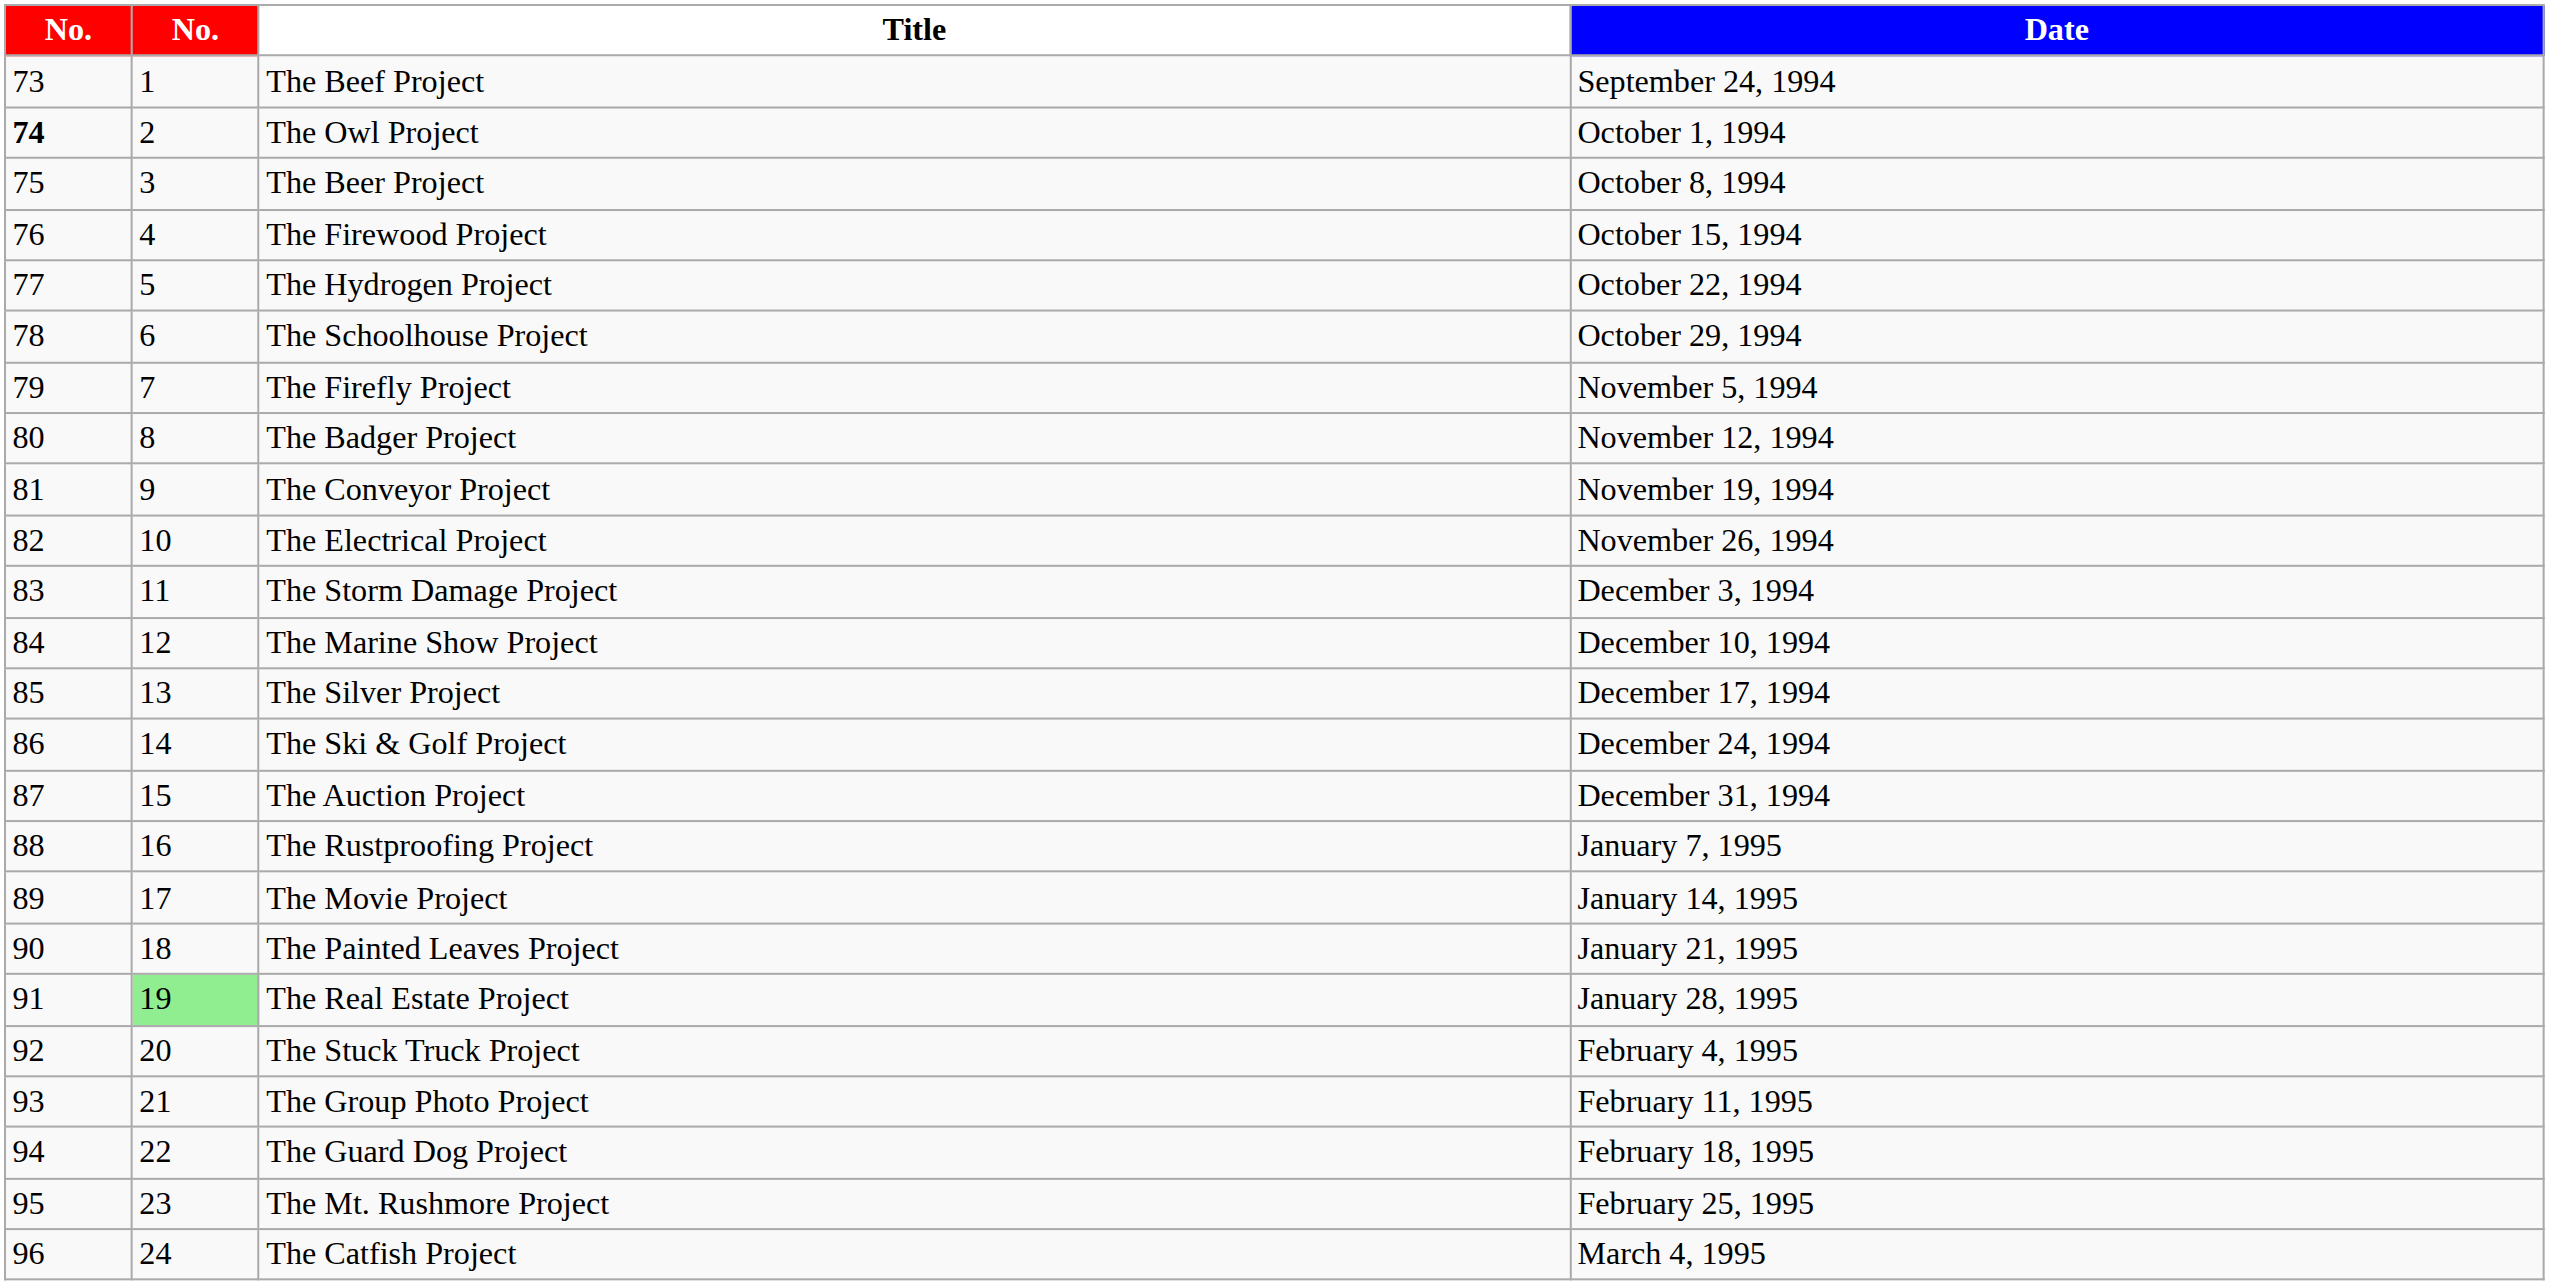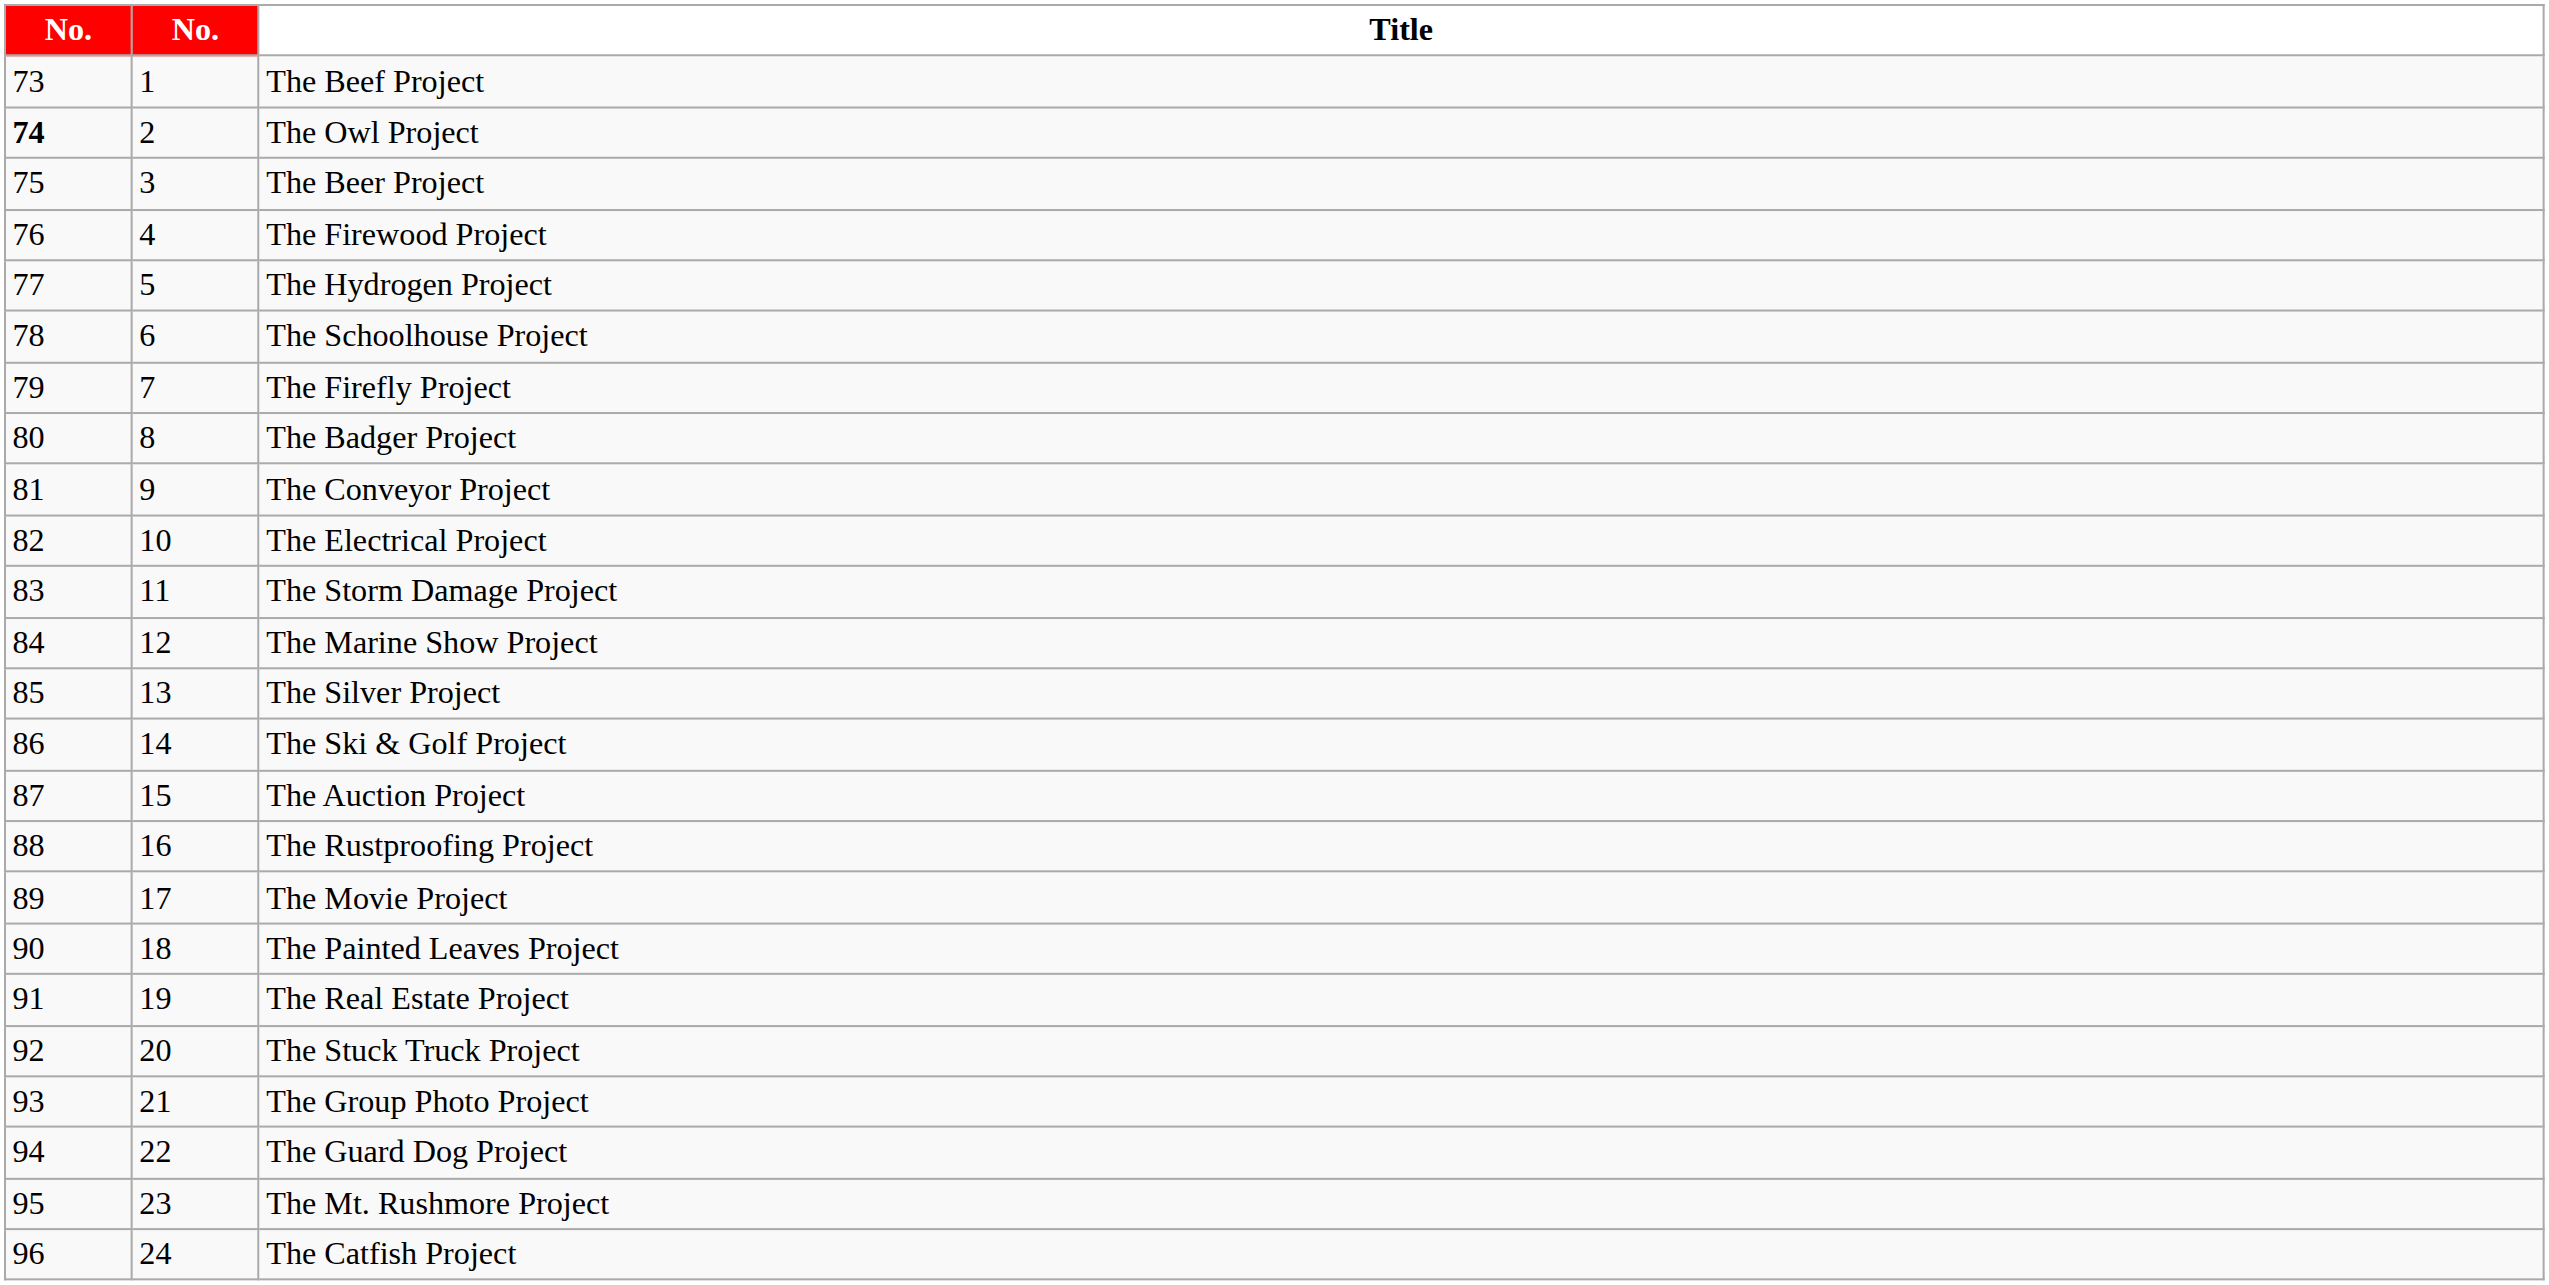- column: (2057, 30)
(155, 999) lightgreen background -> (155, 999) no background
